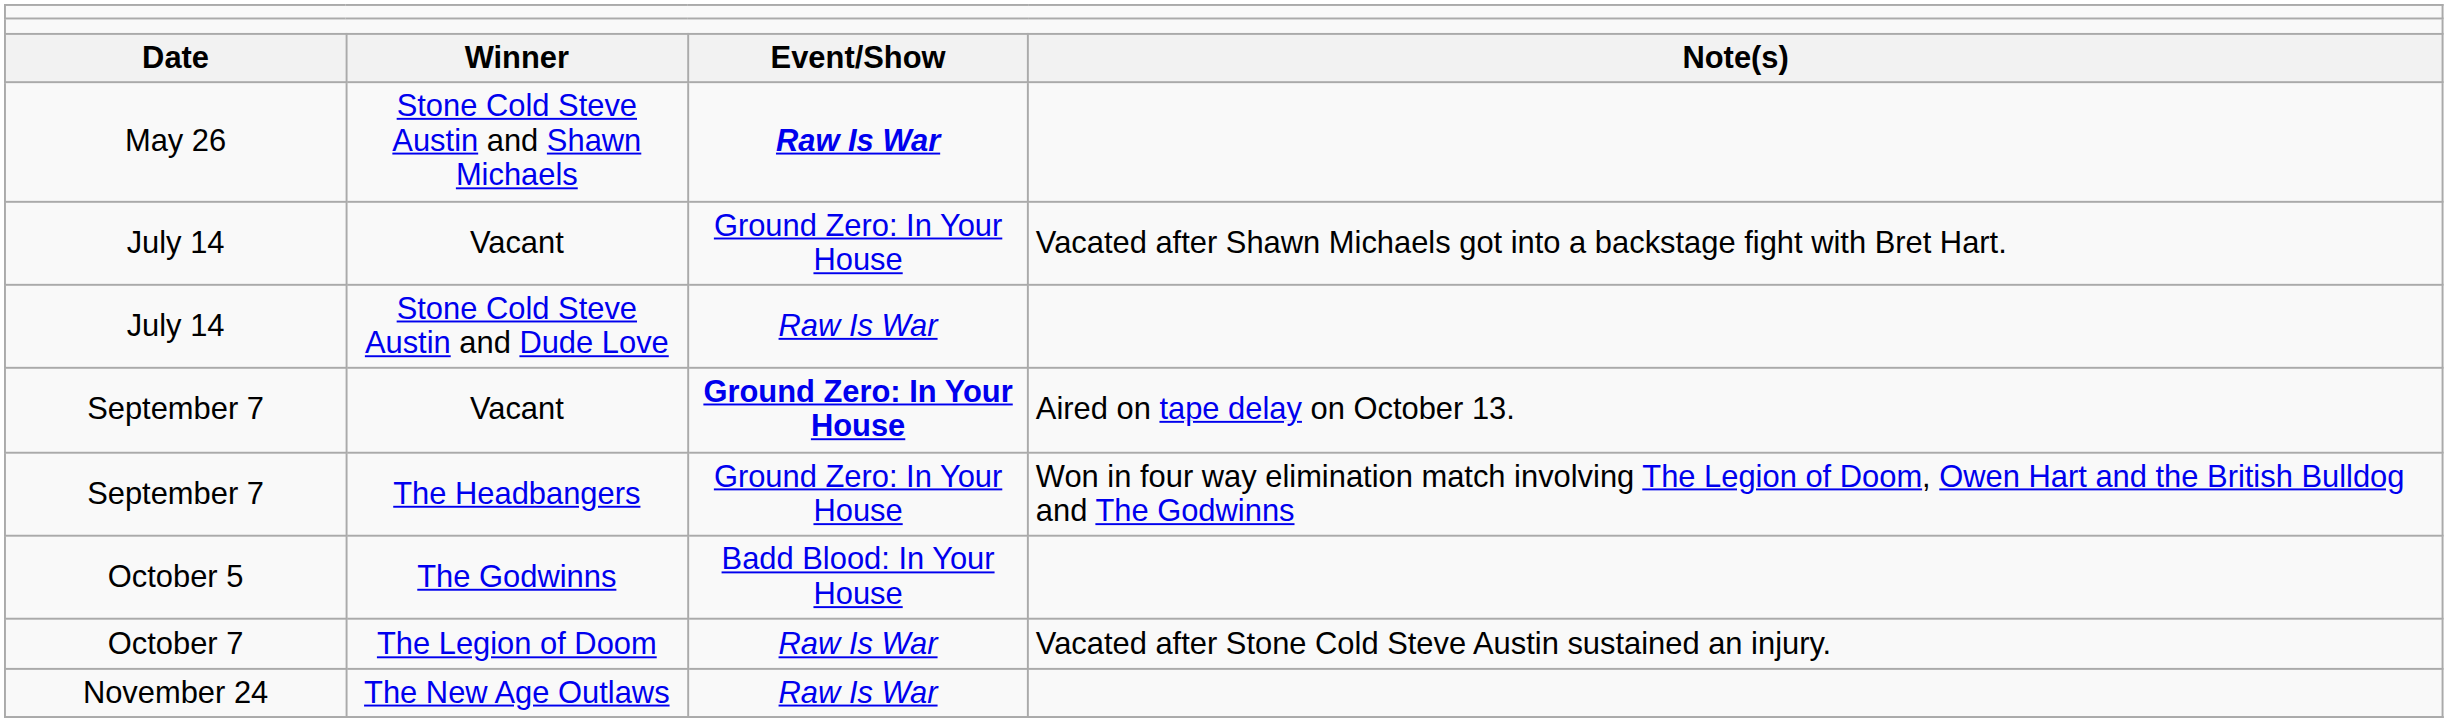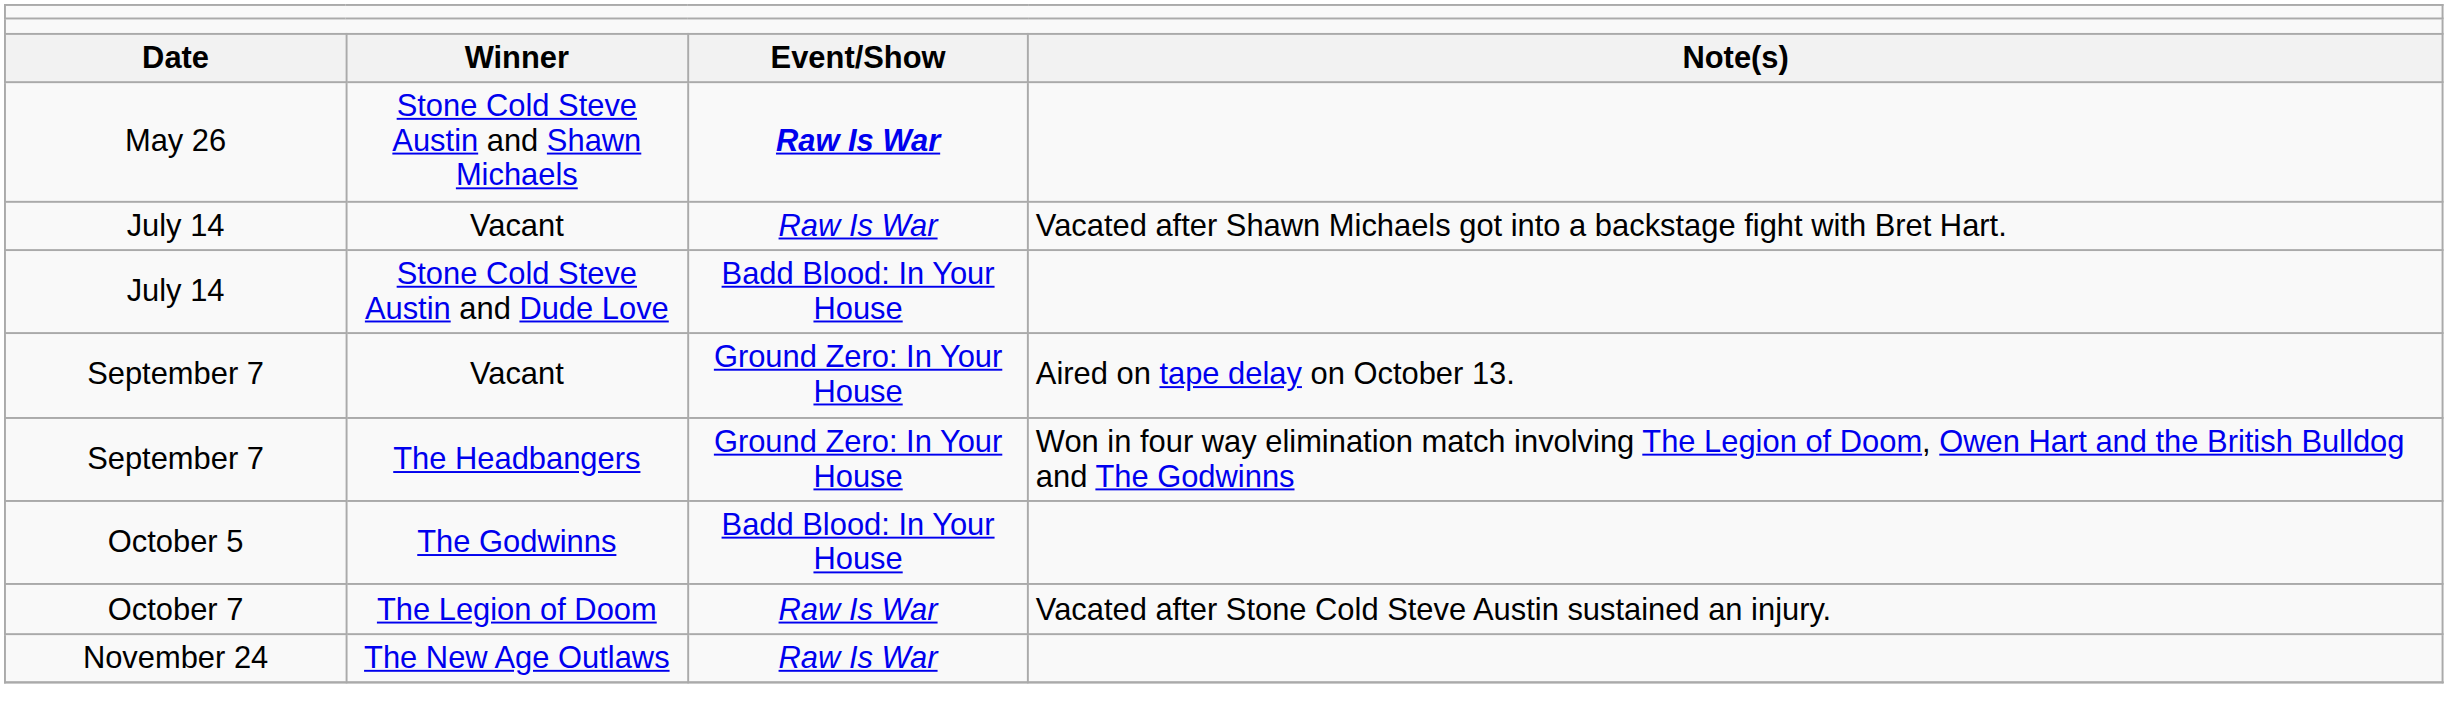(858, 242) Ground Zero: In Your House -> (858, 224) Raw Is War
(858, 325) Raw Is War -> (858, 291) Badd Blood: In Your House
(858, 409) bold -> (858, 374) normal
